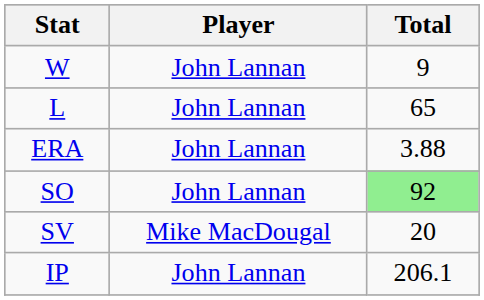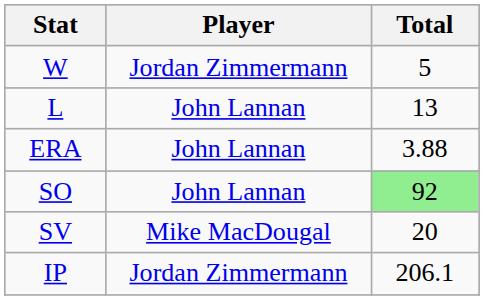(238, 66) John Lannan -> (238, 66) Jordan Zimmermann
(423, 66) 9 -> (425, 66) 5
(423, 107) 65 -> (425, 107) 13
(238, 273) John Lannan -> (238, 273) Jordan Zimmermann
